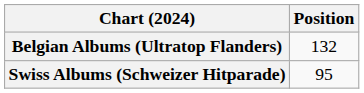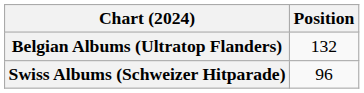(324, 74) 95 -> (324, 74) 96
